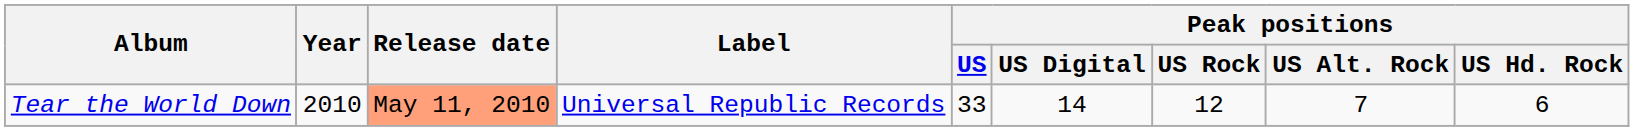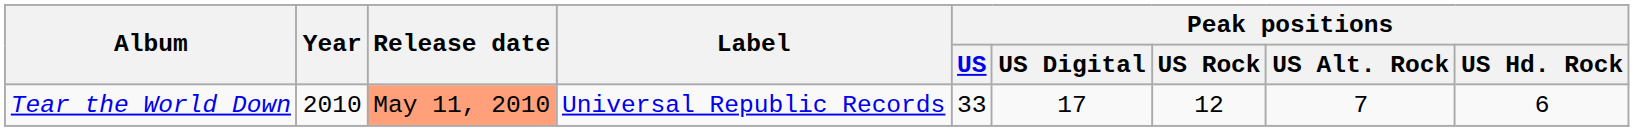(1072, 105) 14 -> (1072, 105) 17
